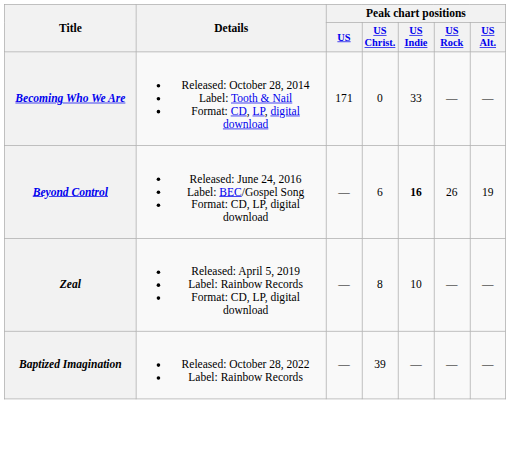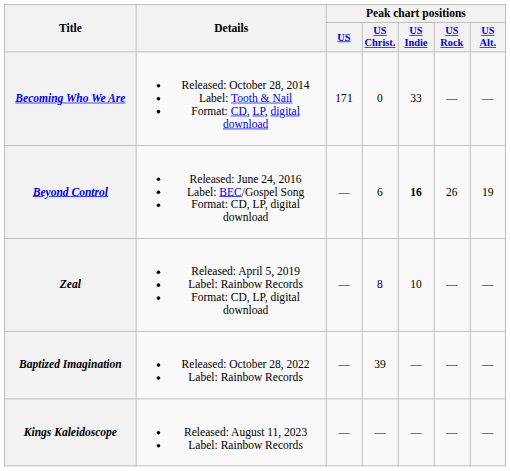+ row: (70, 432)
